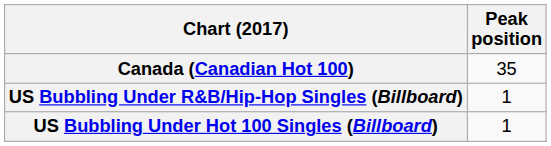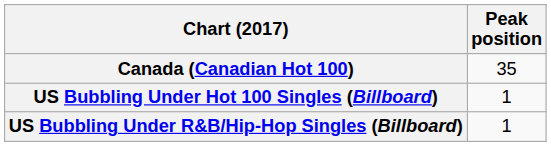rows swapped: (236, 126) <-> (236, 97)
